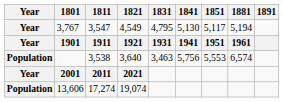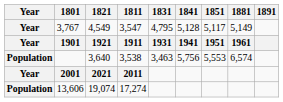columns swapped: (102, 12) <-> (133, 12)
(188, 27) 5,130 -> (188, 27) 5,128
(241, 27) 5,194 -> (241, 27) 5,149
